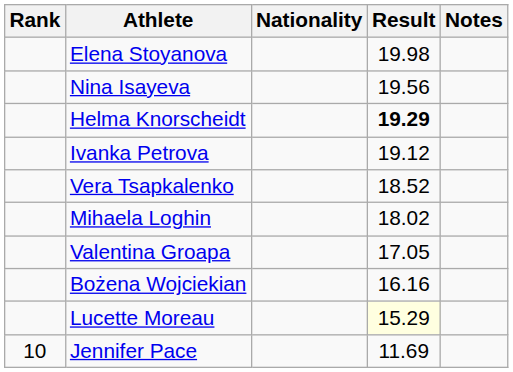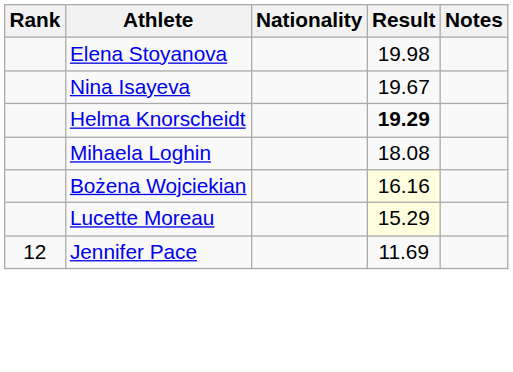(404, 86) 19.56 -> (404, 86) 19.67
- row: (139, 152)
- row: (152, 185)
(404, 218) 18.02 -> (404, 152) 18.08
- row: (150, 251)
(404, 284) no background -> (404, 185) lightyellow background
(35, 350) 10 -> (35, 251) 12
